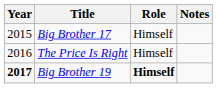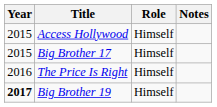+ row: (83, 33)
(154, 72) bold -> (154, 92) normal
